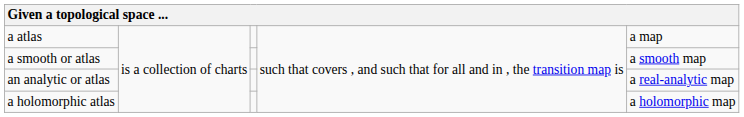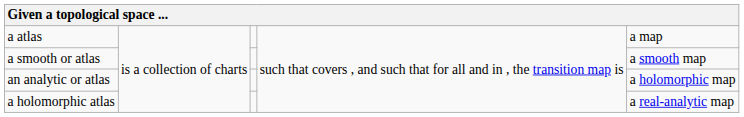(682, 79) a real-analytic map -> (683, 79) a holomorphic map
(683, 101) a holomorphic map -> (682, 101) a real-analytic map
